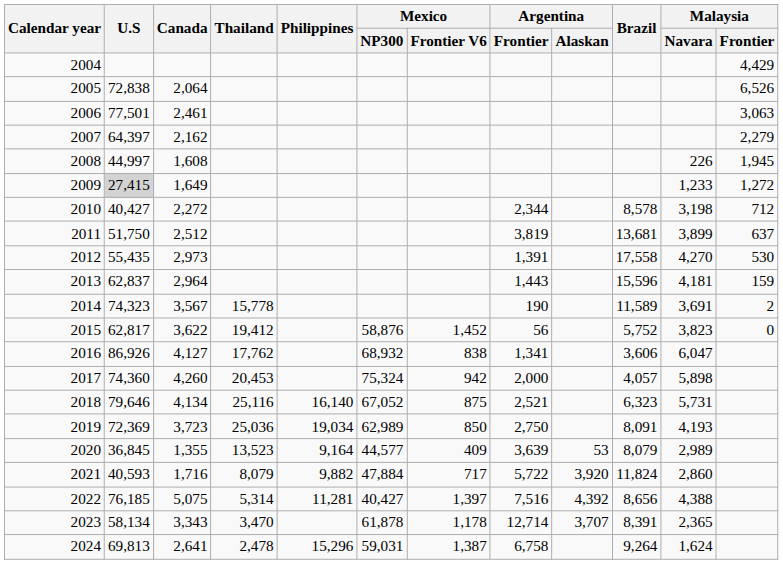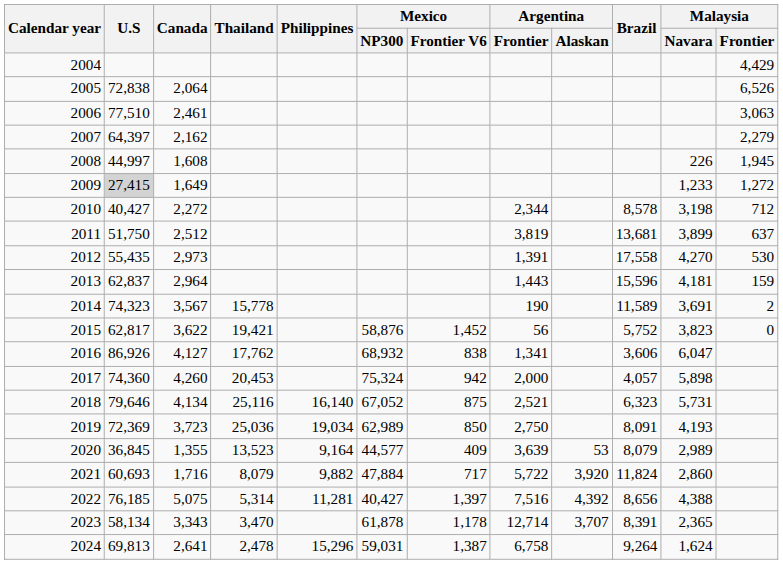(129, 112) 77,501 -> (129, 112) 77,510
(253, 329) 19,412 -> (253, 329) 19,421
(129, 474) 40,593 -> (129, 474) 60,693
